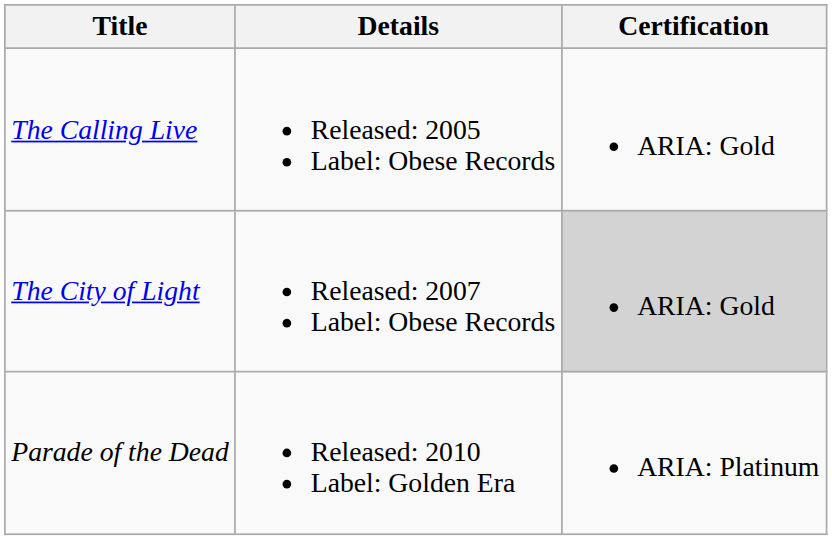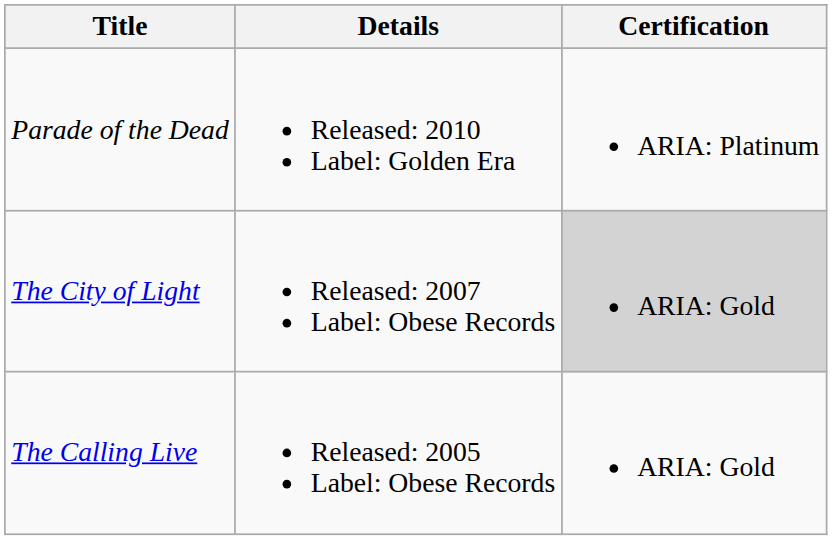rows swapped: (104, 129) <-> (120, 452)
